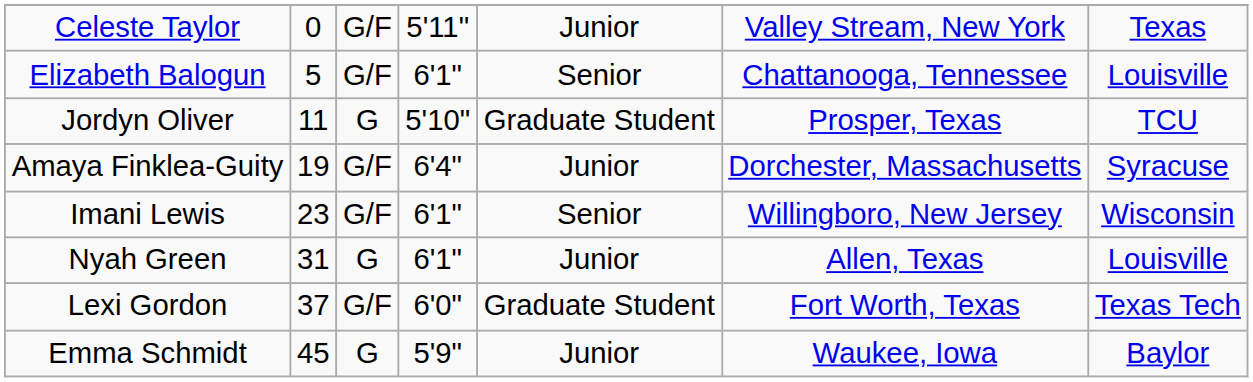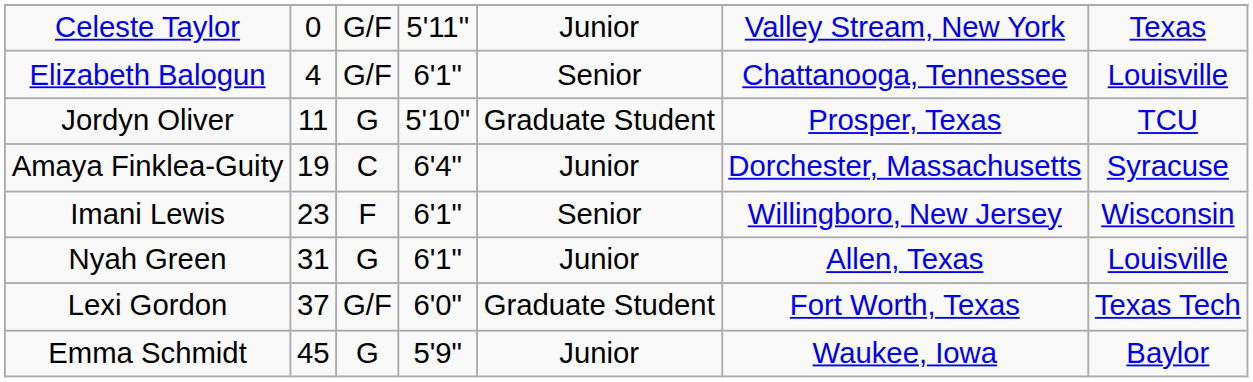(313, 74) 5 -> (313, 74) 4
(367, 167) G/F -> (367, 167) C
(367, 213) G/F -> (367, 213) F
